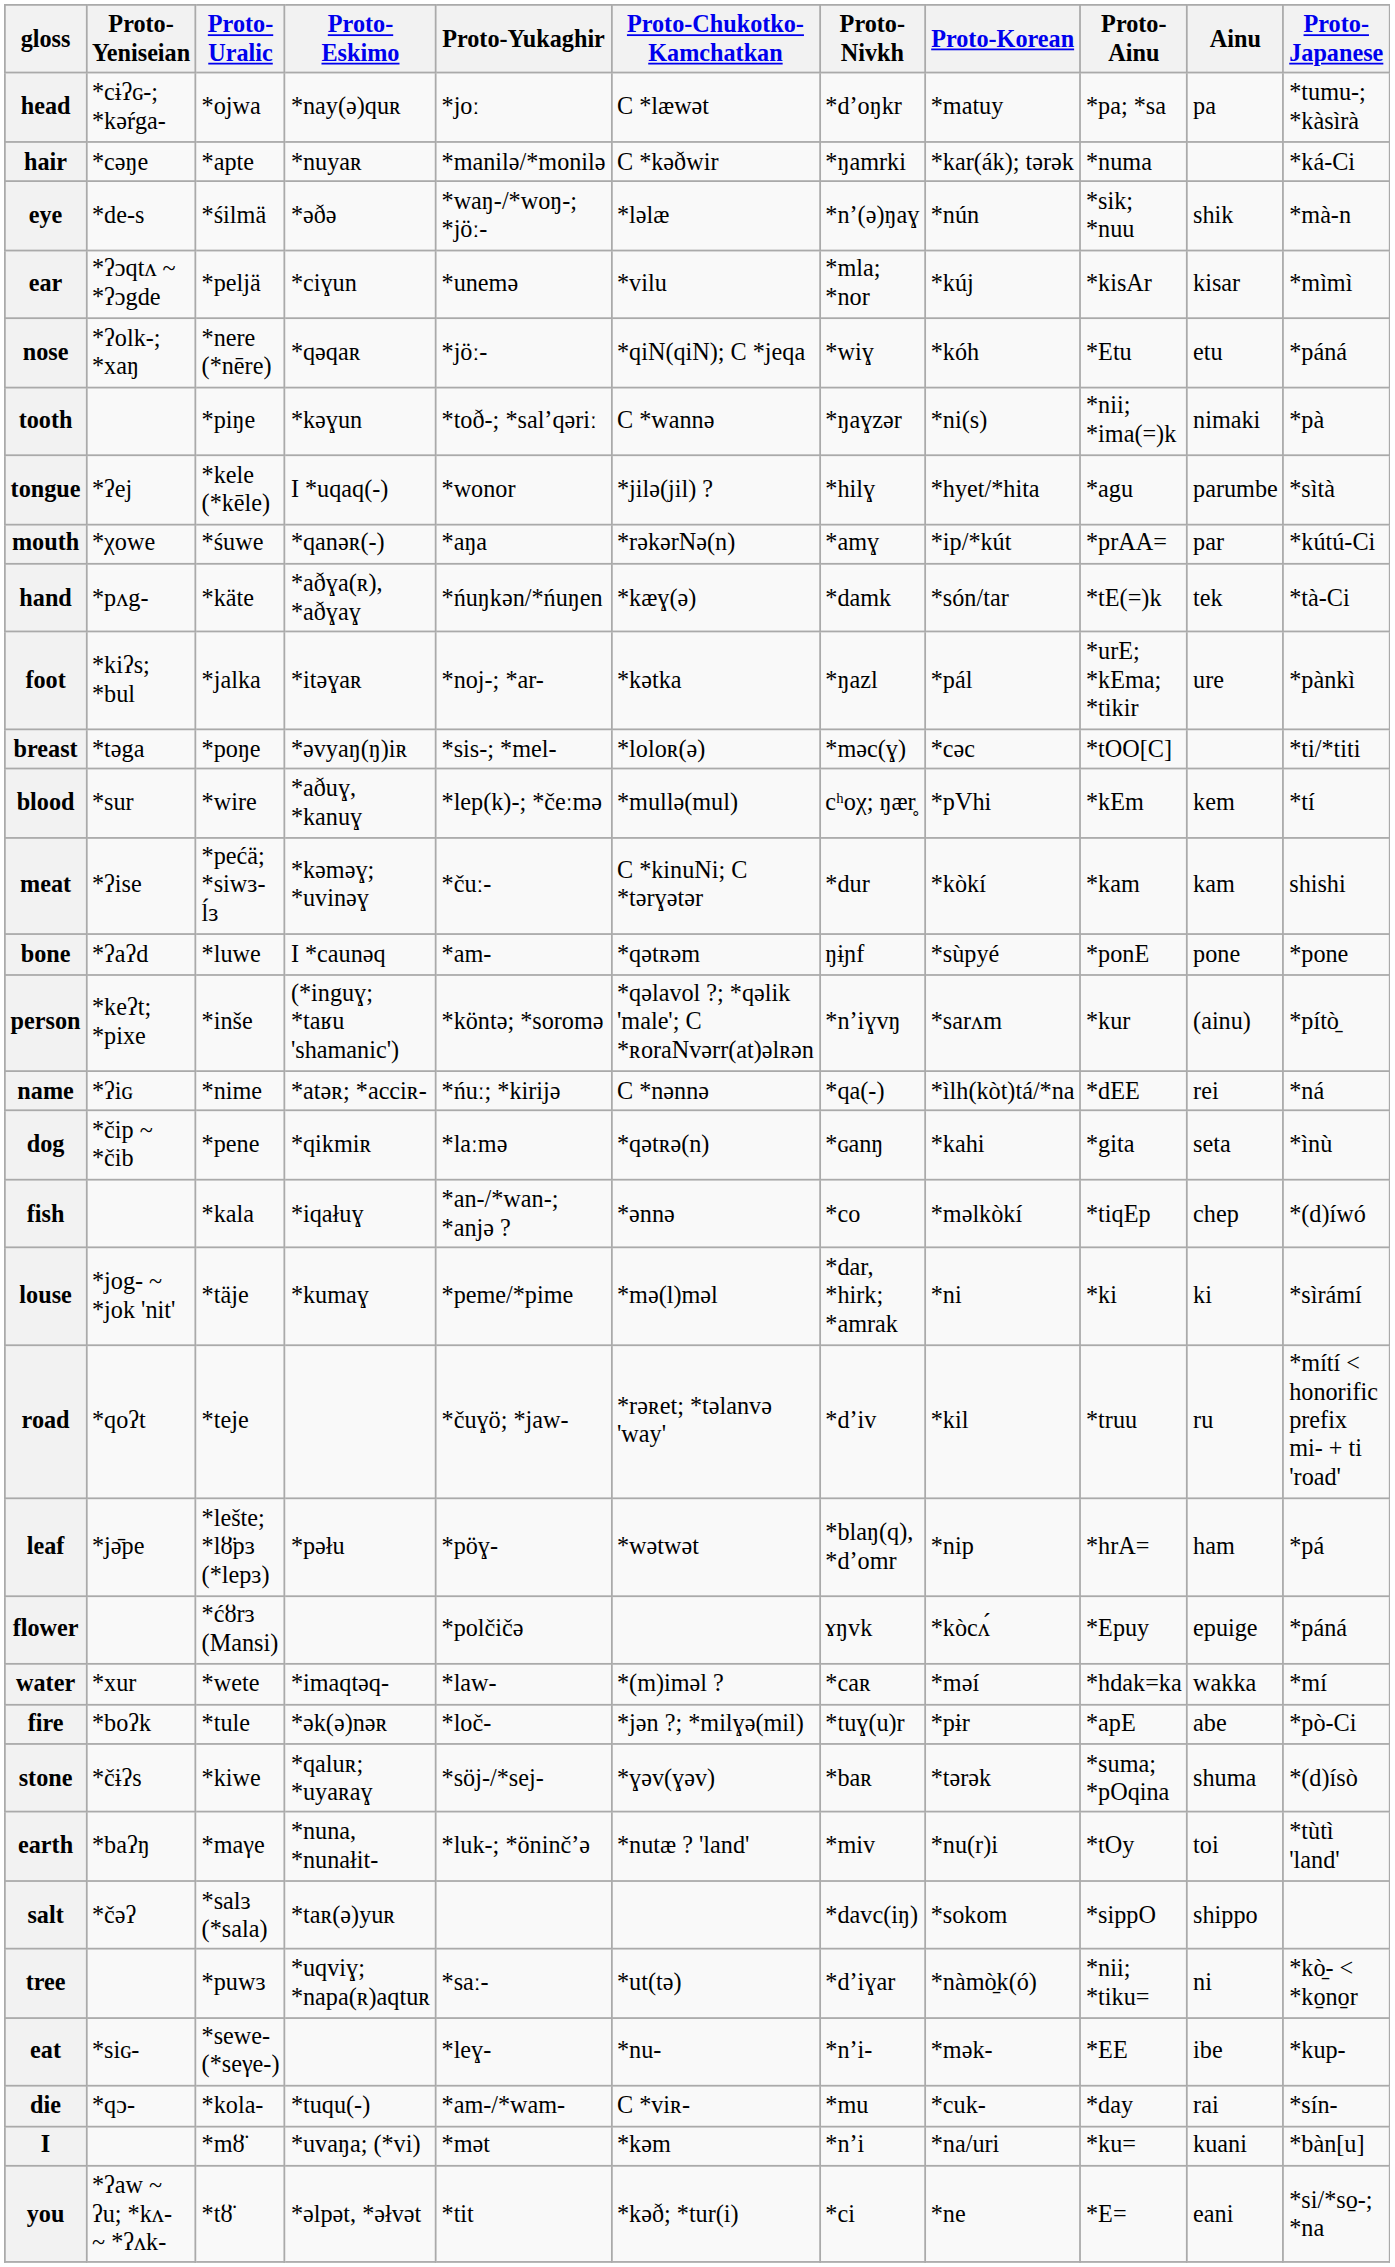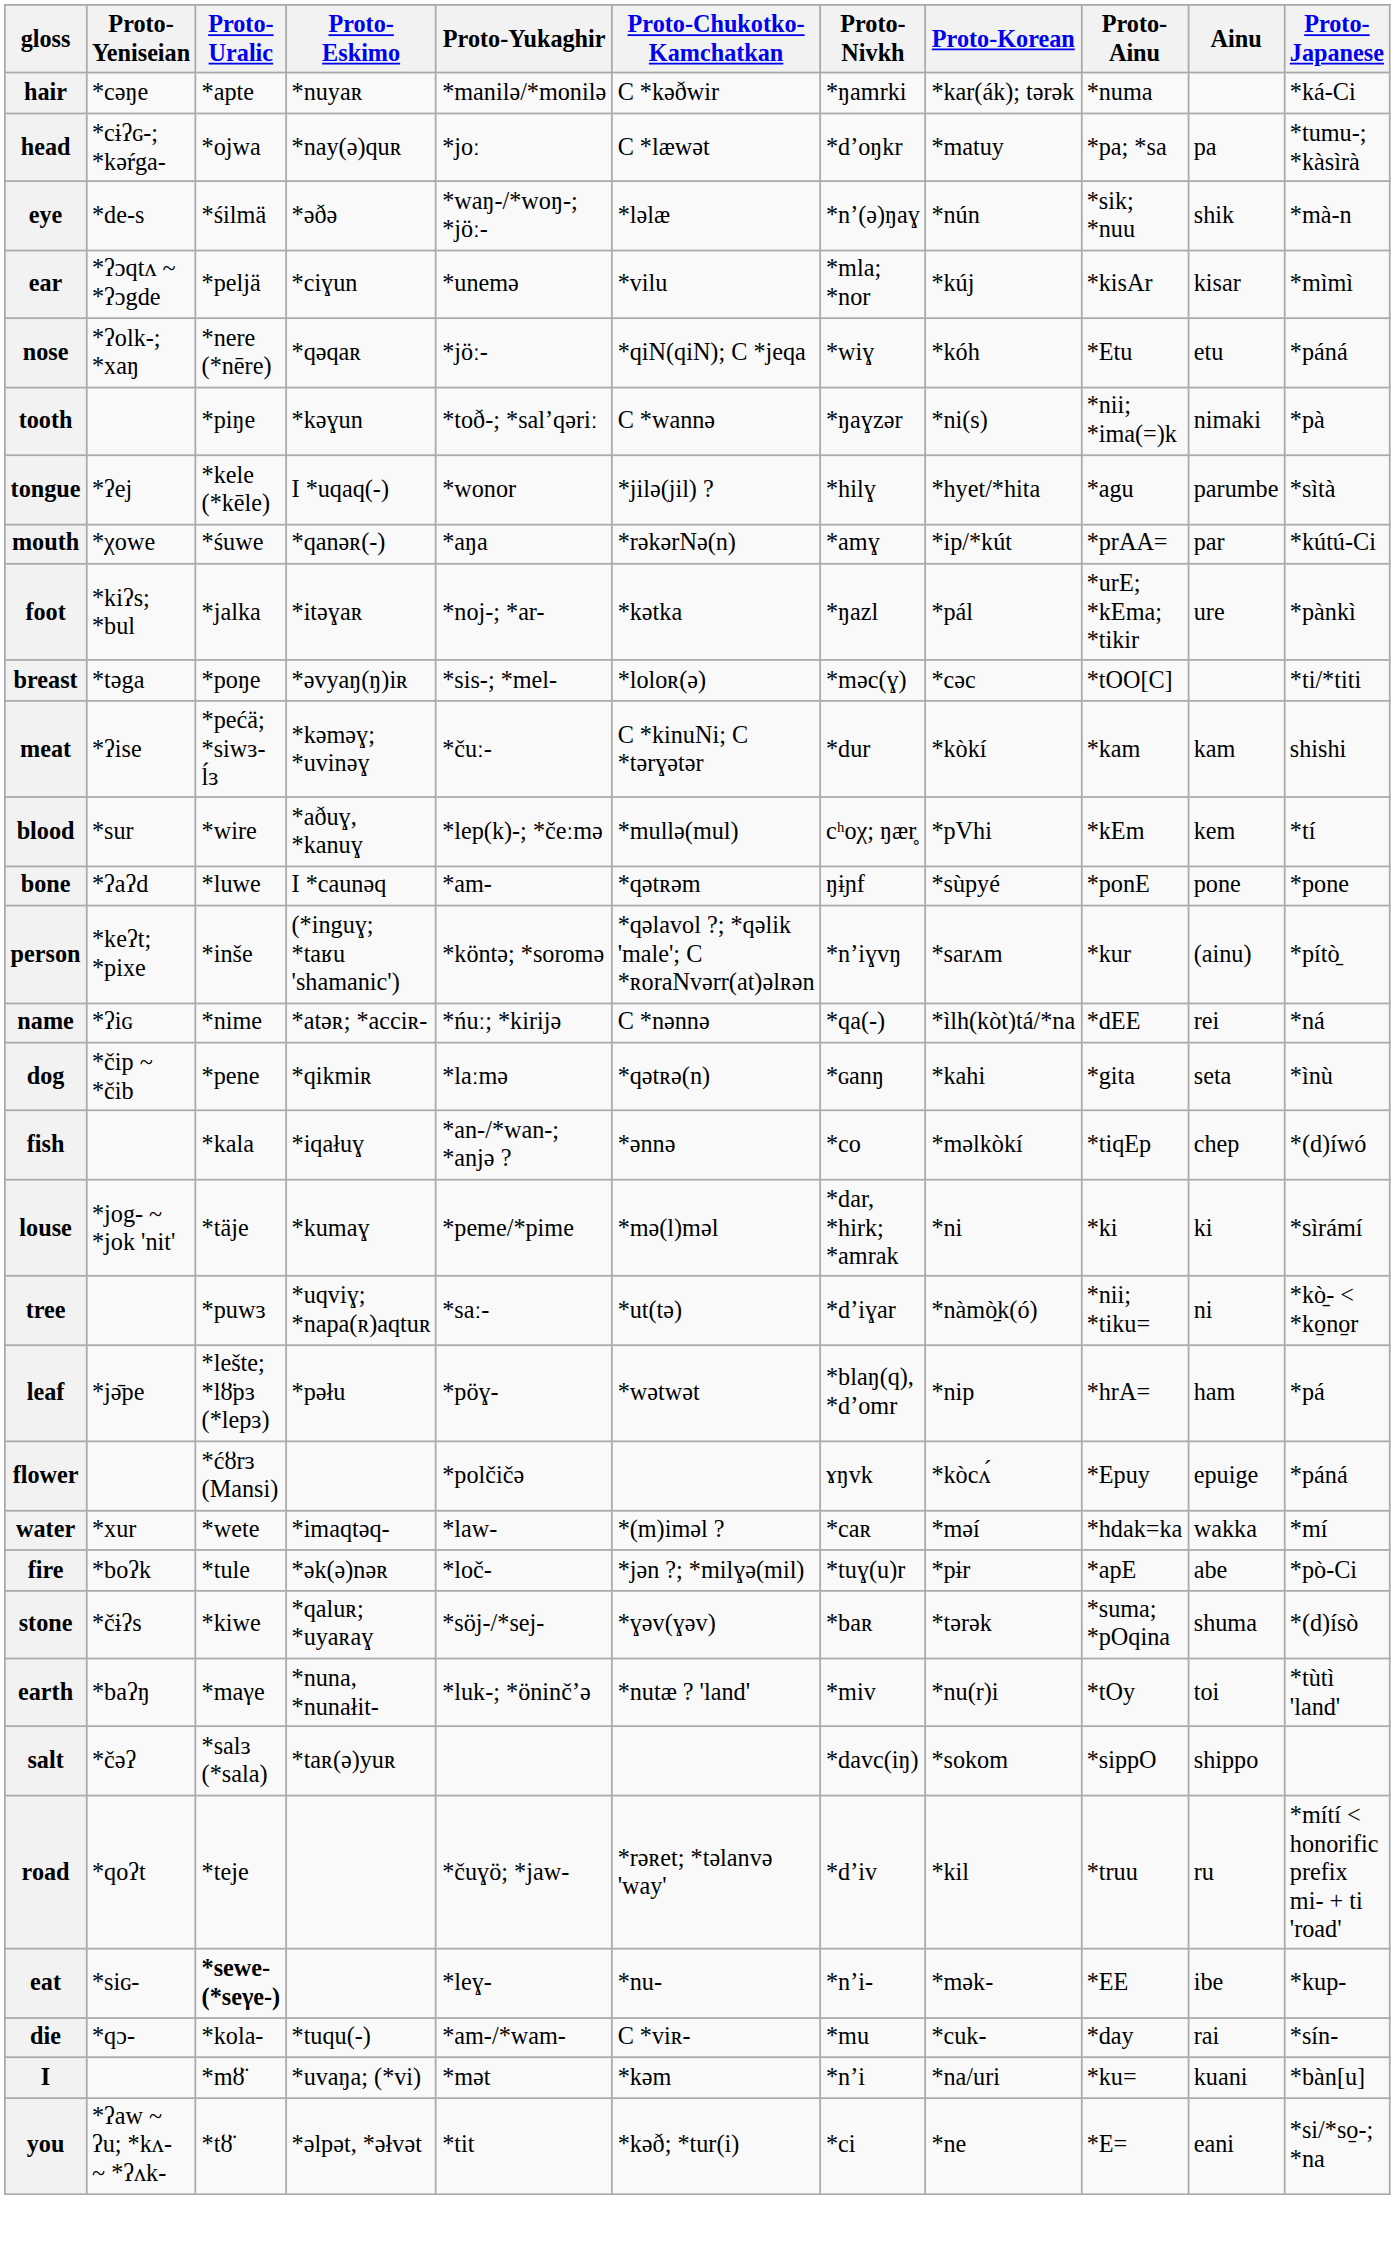rows swapped: (46, 106) <-> (46, 160)
- row: (46, 597)
rows swapped: (46, 885) <-> (46, 802)
rows swapped: (46, 1982) <-> (46, 1420)
(241, 2050) normal -> (241, 1982) bold
